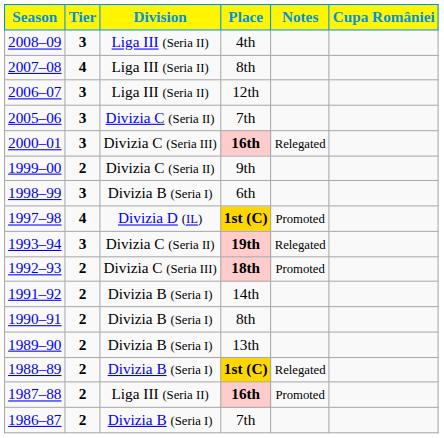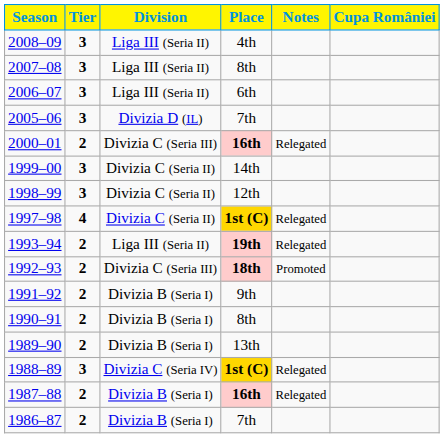(82, 67) 4 -> (82, 67) 3
(246, 93) 12th -> (246, 93) 6th
(160, 118) Divizia C (Seria II) -> (160, 118) Divizia D (IL)
(82, 143) 3 -> (82, 143) 2
(82, 168) 2 -> (82, 168) 3
(246, 168) 9th -> (246, 168) 14th
(160, 193) Divizia B (Seria I) -> (160, 193) Divizia C (Seria II)
(246, 193) 6th -> (246, 193) 12th
(160, 218) Divizia D (IL) -> (160, 218) Divizia C (Seria II)
(300, 219) Promoted -> (301, 219) Relegated
(82, 244) 3 -> (82, 244) 2
(160, 244) Divizia C (Seria II) -> (160, 244) Liga III (Seria II)
(246, 294) 14th -> (246, 294) 9th
(82, 369) 2 -> (82, 369) 3
(160, 369) Divizia B (Seria I) -> (160, 369) Divizia C (Seria IV)
(160, 395) Liga III (Seria II) -> (160, 395) Divizia B (Seria I)
(300, 396) Promoted -> (301, 396) Relegated
